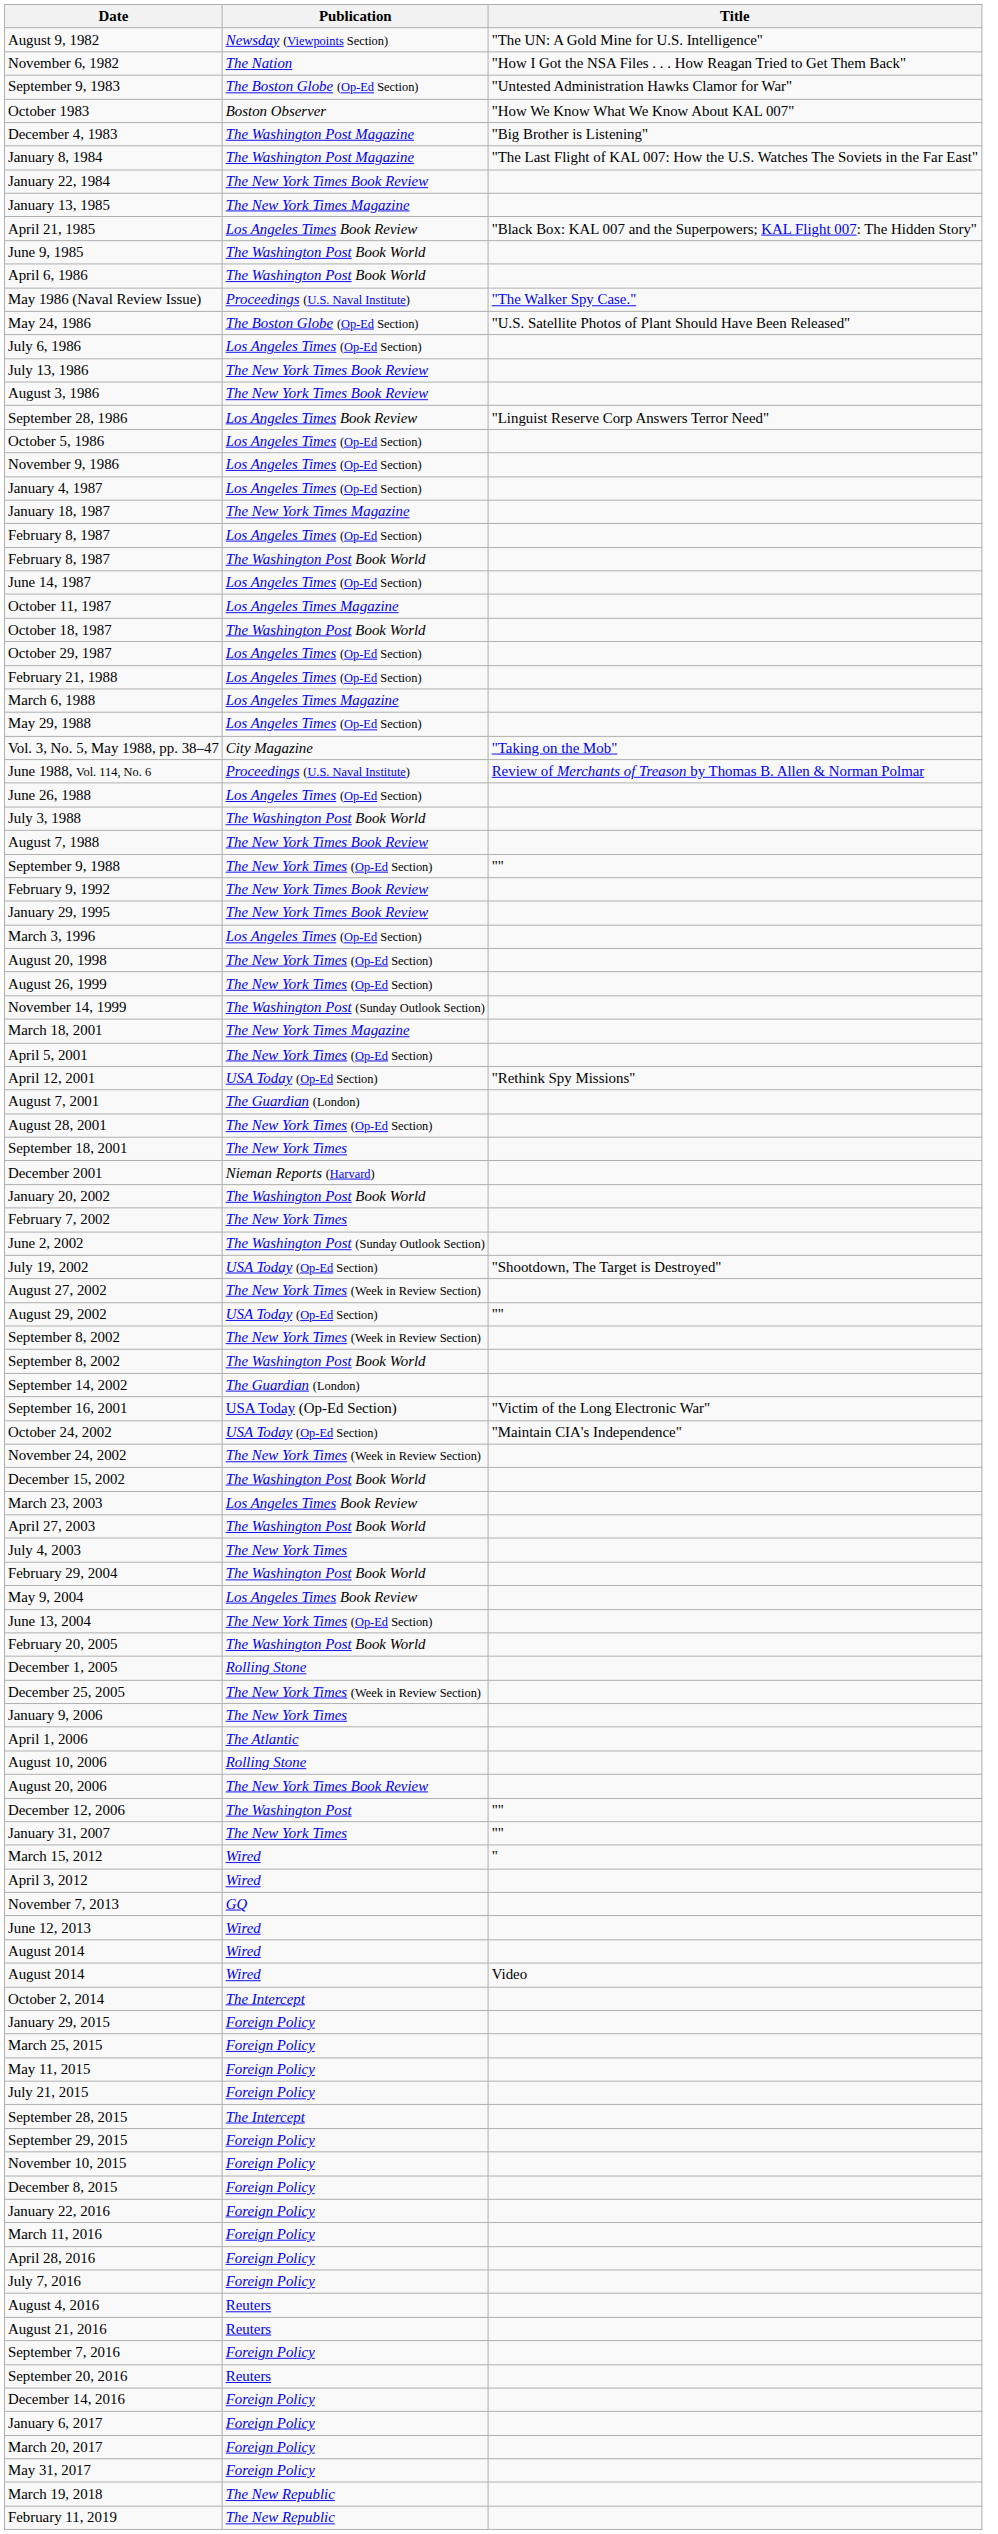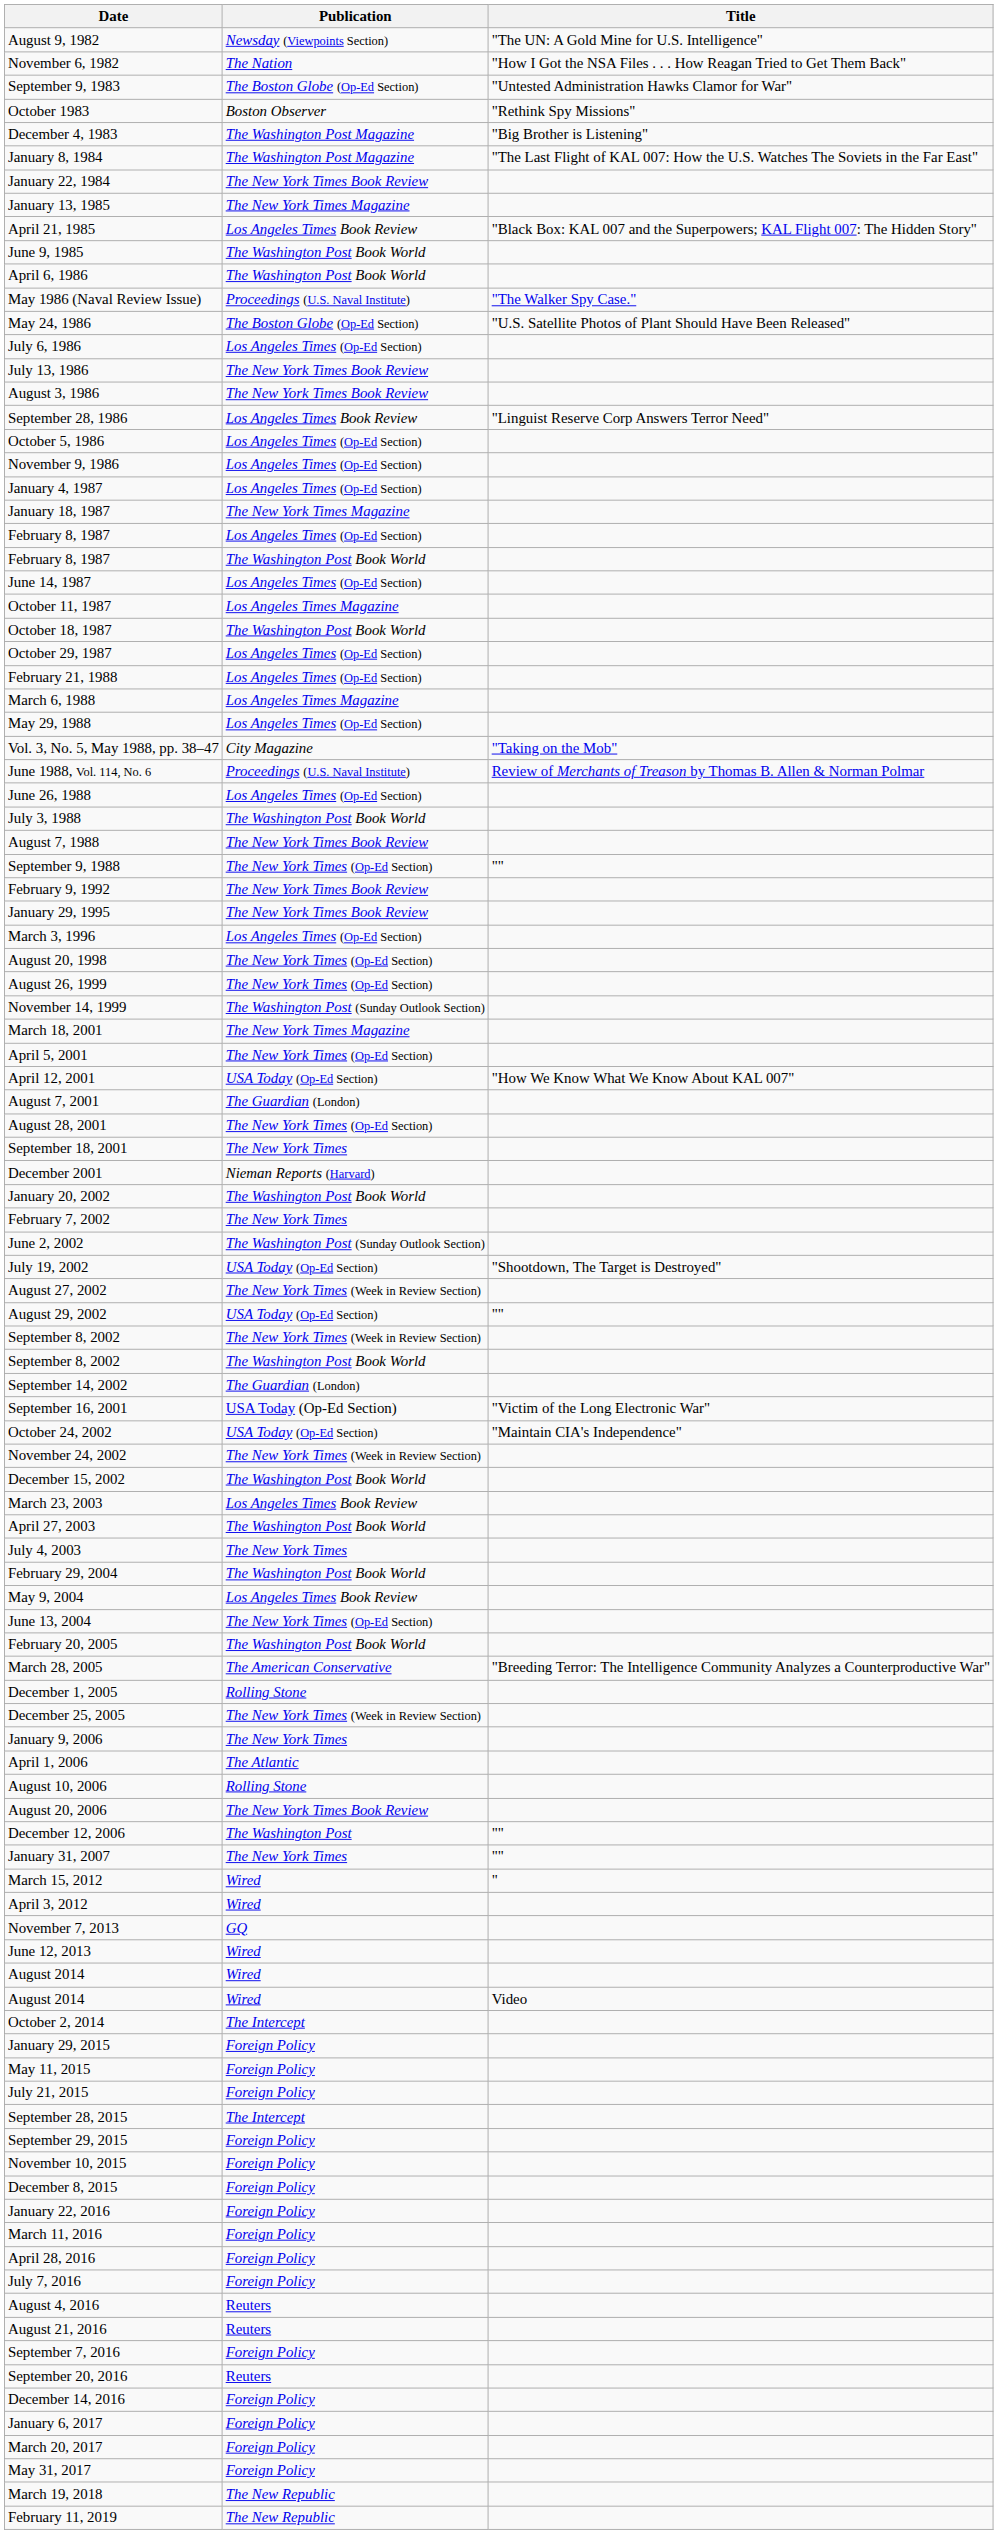(643, 110) "How We Know What We Know About KAL 007" -> (563, 110) "Rethink Spy Missions"
(563, 1078) "Rethink Spy Missions" -> (643, 1078) "How We Know What We Know About KAL 007"
+ row: (55, 1668)
- row: (55, 2045)
